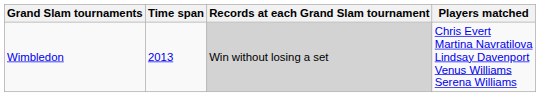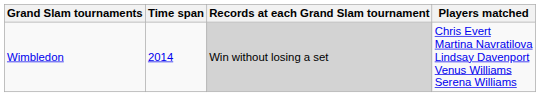(161, 57) 2013 -> (161, 57) 2014
